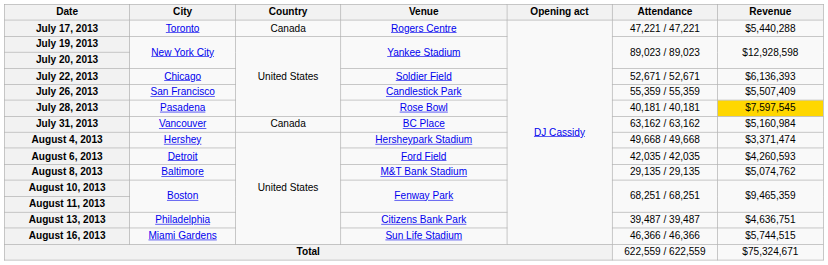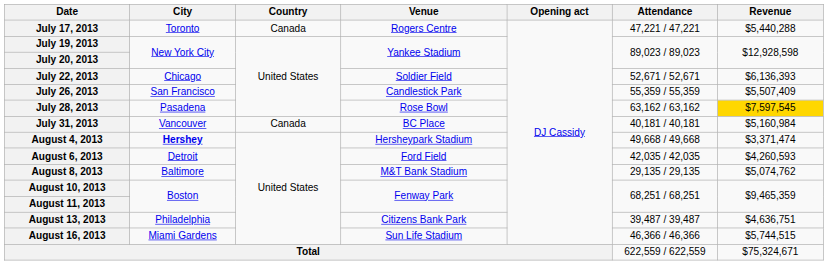(665, 108) 40,181 / 40,181 -> (665, 108) 63,162 / 63,162
(665, 124) 63,162 / 63,162 -> (665, 124) 40,181 / 40,181
(183, 140) normal -> (183, 140) bold
